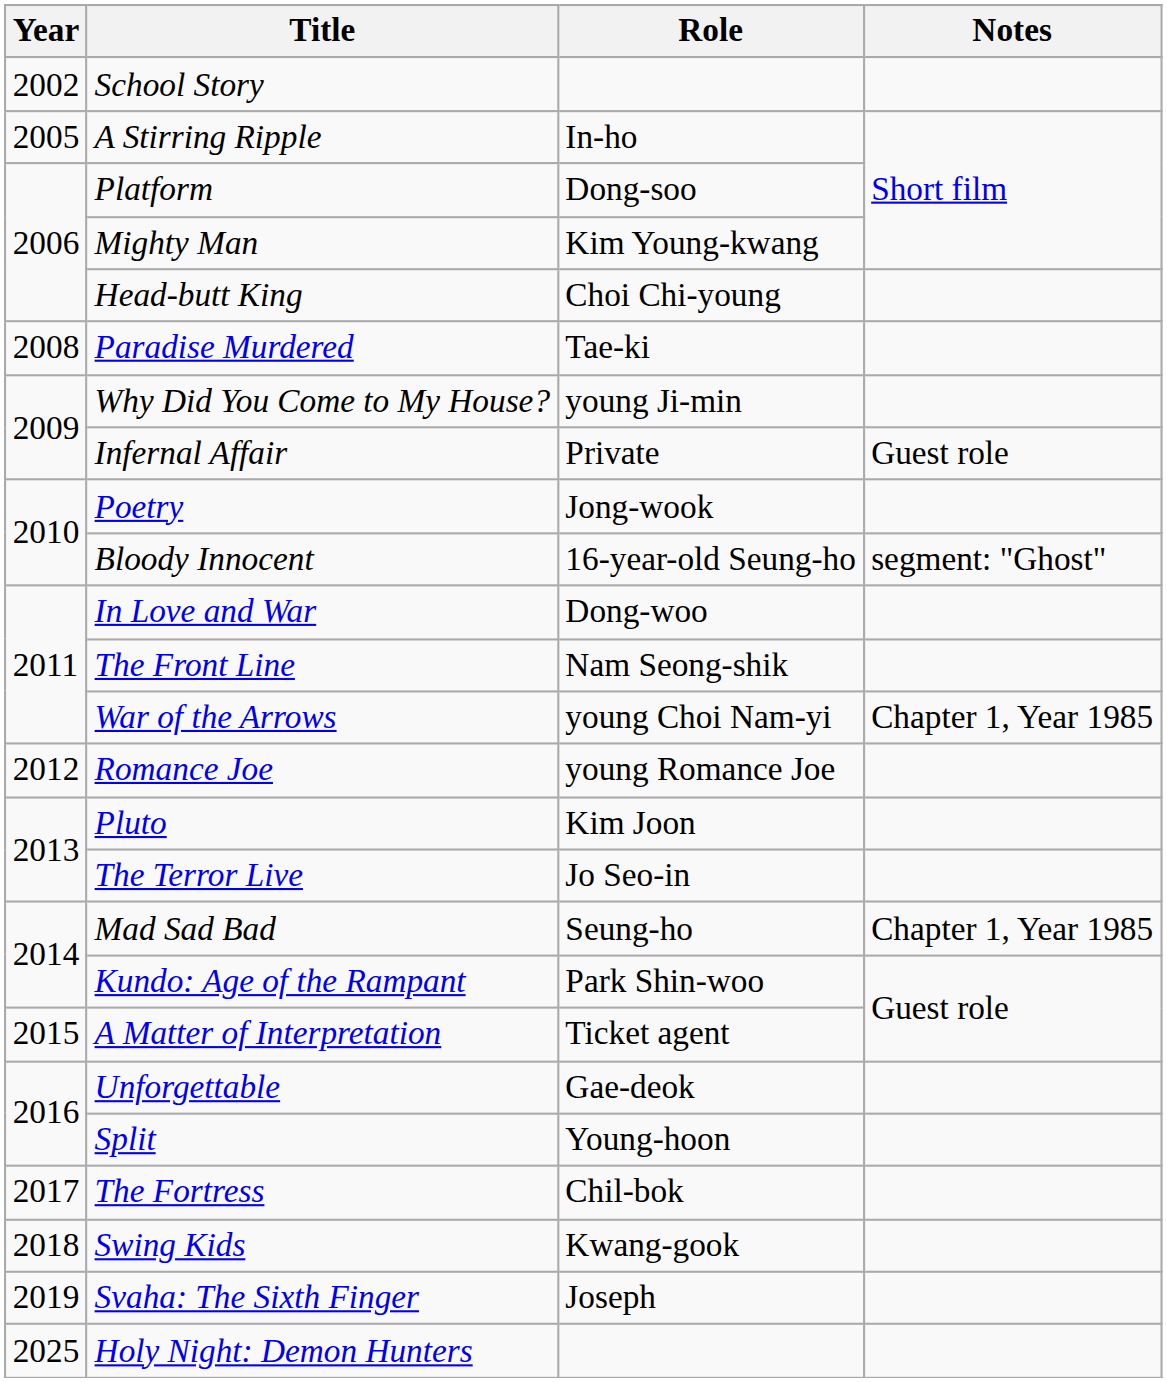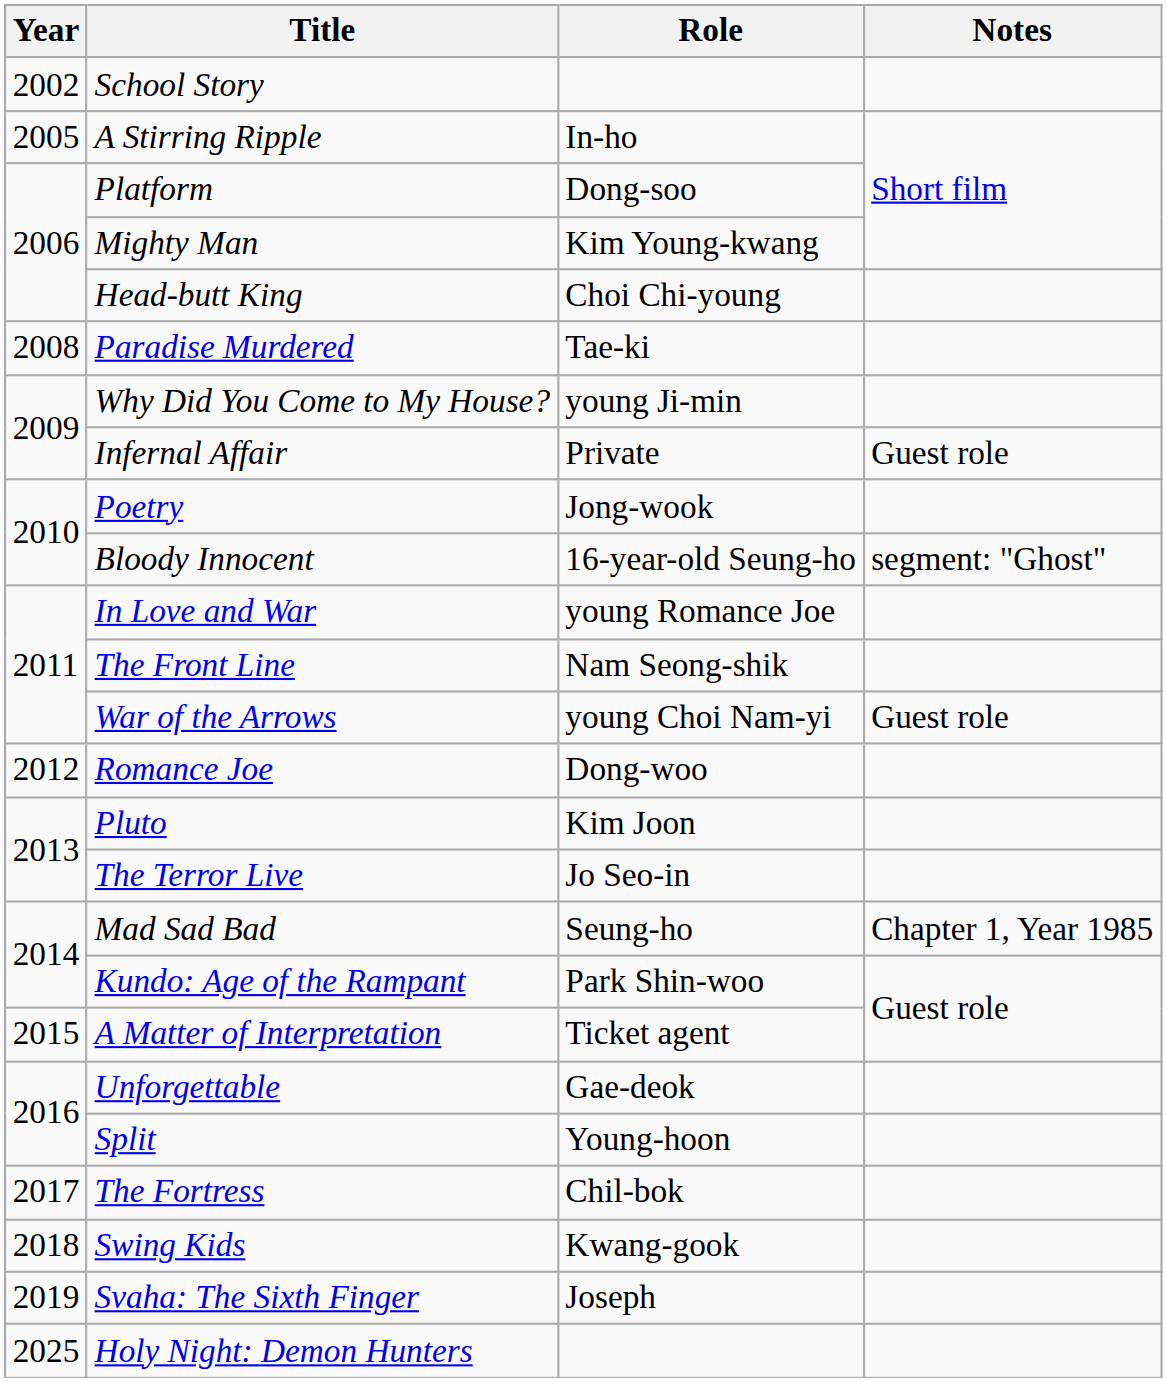(637, 611) Dong-woo -> (700, 611) young Romance Joe
(1012, 717) Chapter 1, Year 1985 -> (940, 717) Guest role
(700, 769) young Romance Joe -> (637, 769) Dong-woo
